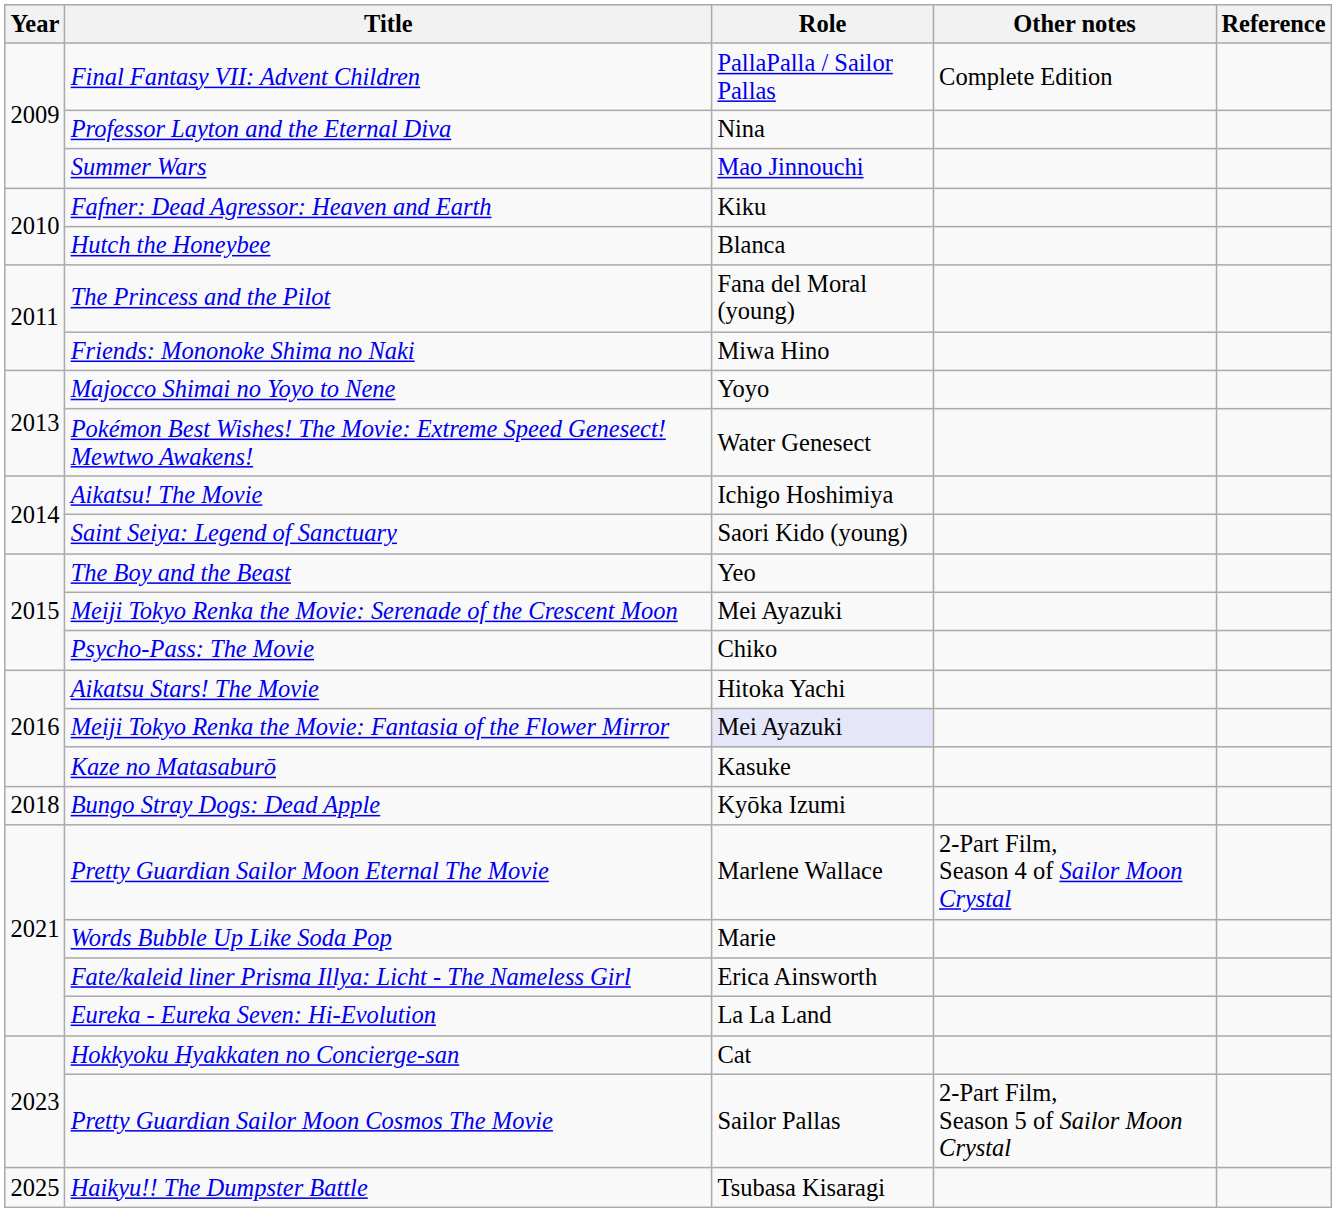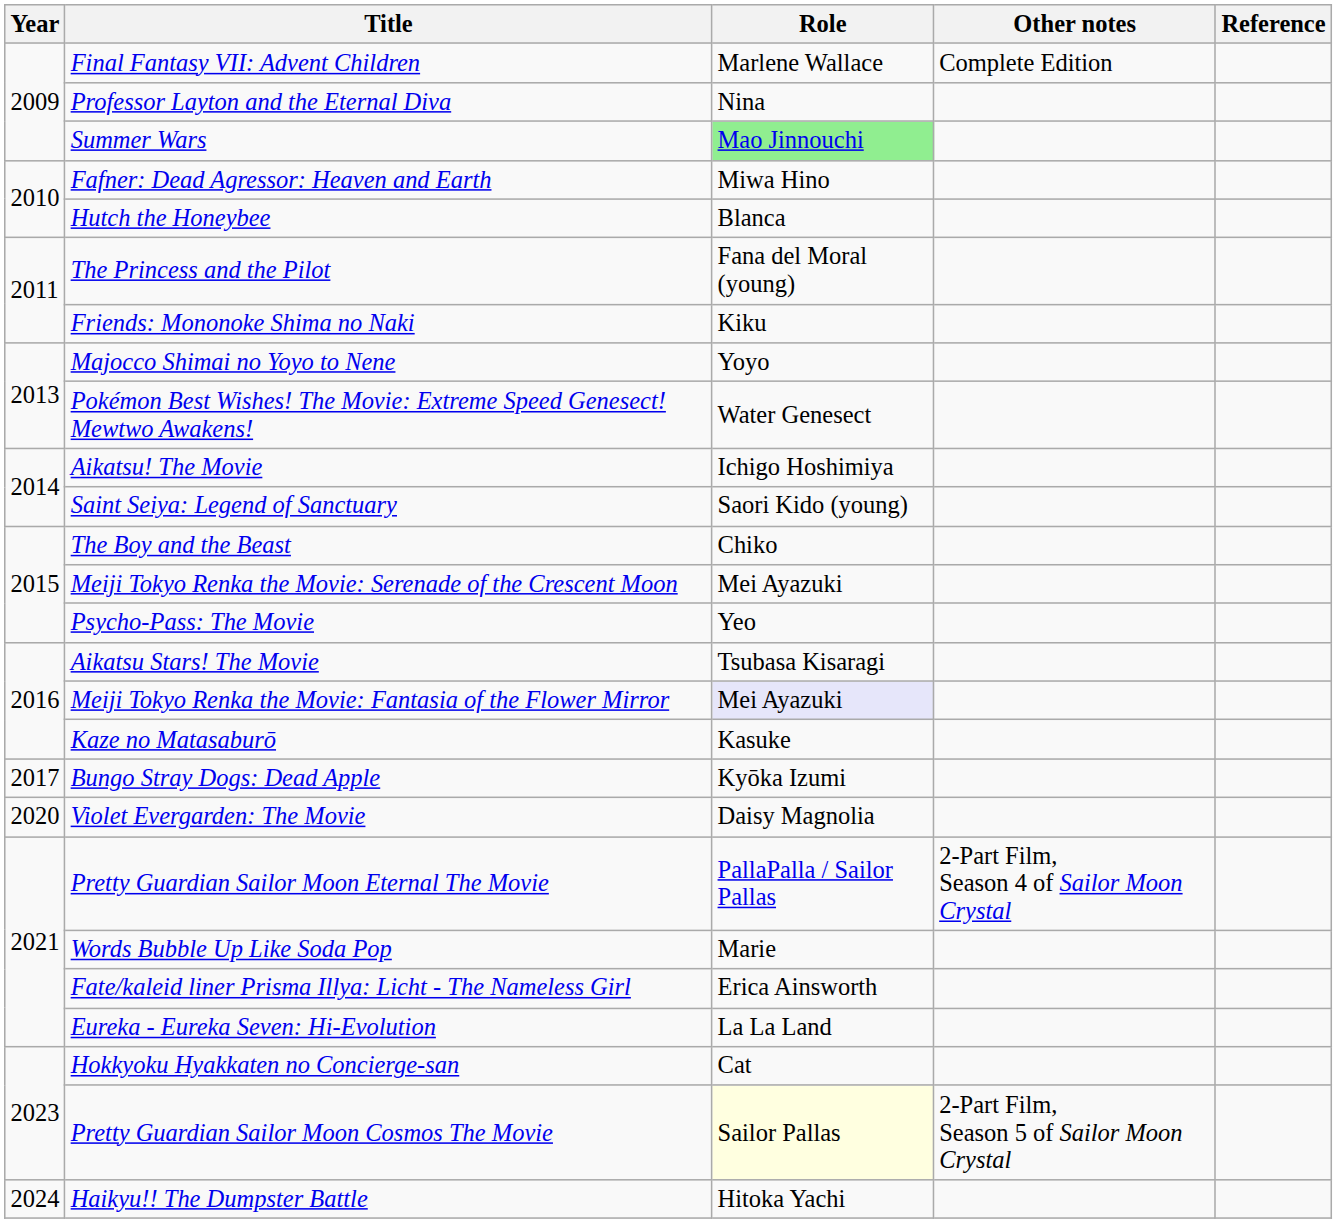(805, 76) PallaPalla / Sailor Pallas -> (800, 62) Marlene Wallace
(790, 167) no background -> (791, 140) lightgreen background
(742, 206) Kiku -> (774, 179) Miwa Hino
(773, 350) Miwa Hino -> (742, 323) Kiku
(737, 572) Yeo -> (747, 544) Chiko
(747, 650) Chiko -> (737, 622) Yeo
(781, 688) Hitoka Yachi -> (801, 661) Tsubasa Kisaragi
(35, 805) 2018 -> (35, 777) 2017
+ row: (218, 816)
(800, 871) Marlene Wallace -> (805, 883) PallaPalla / Sailor Pallas
(779, 1120) no background -> (779, 1132) lightyellow background
(35, 1187) 2025 -> (35, 1198) 2024
(801, 1187) Tsubasa Kisaragi -> (781, 1198) Hitoka Yachi
